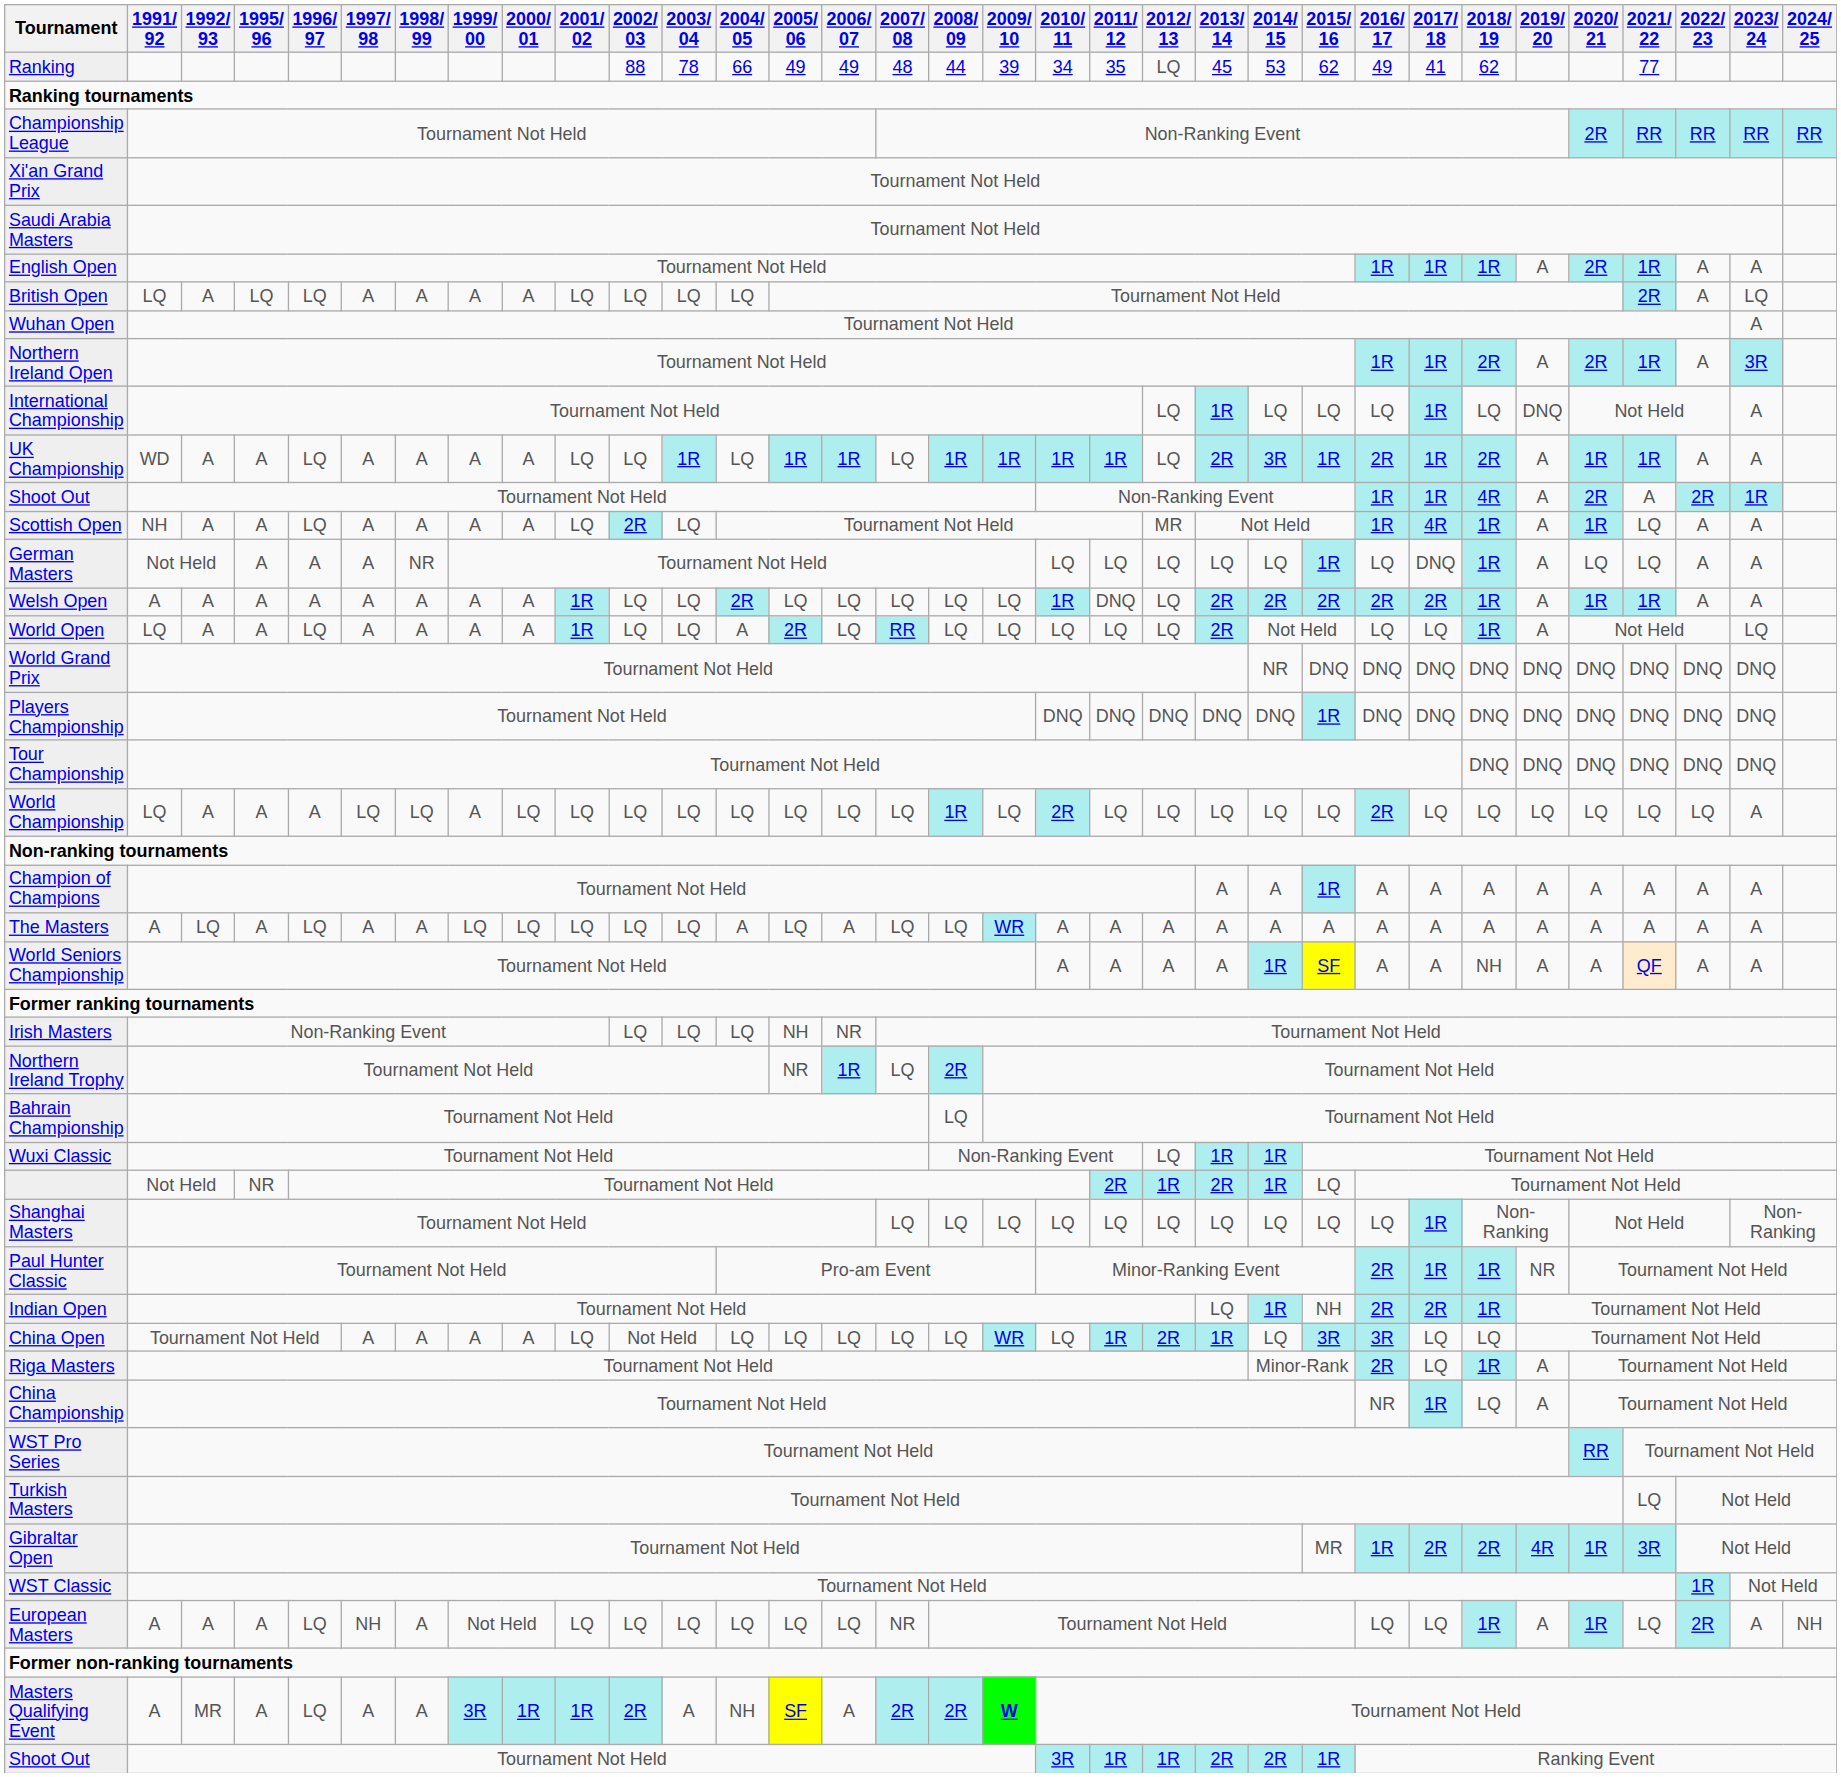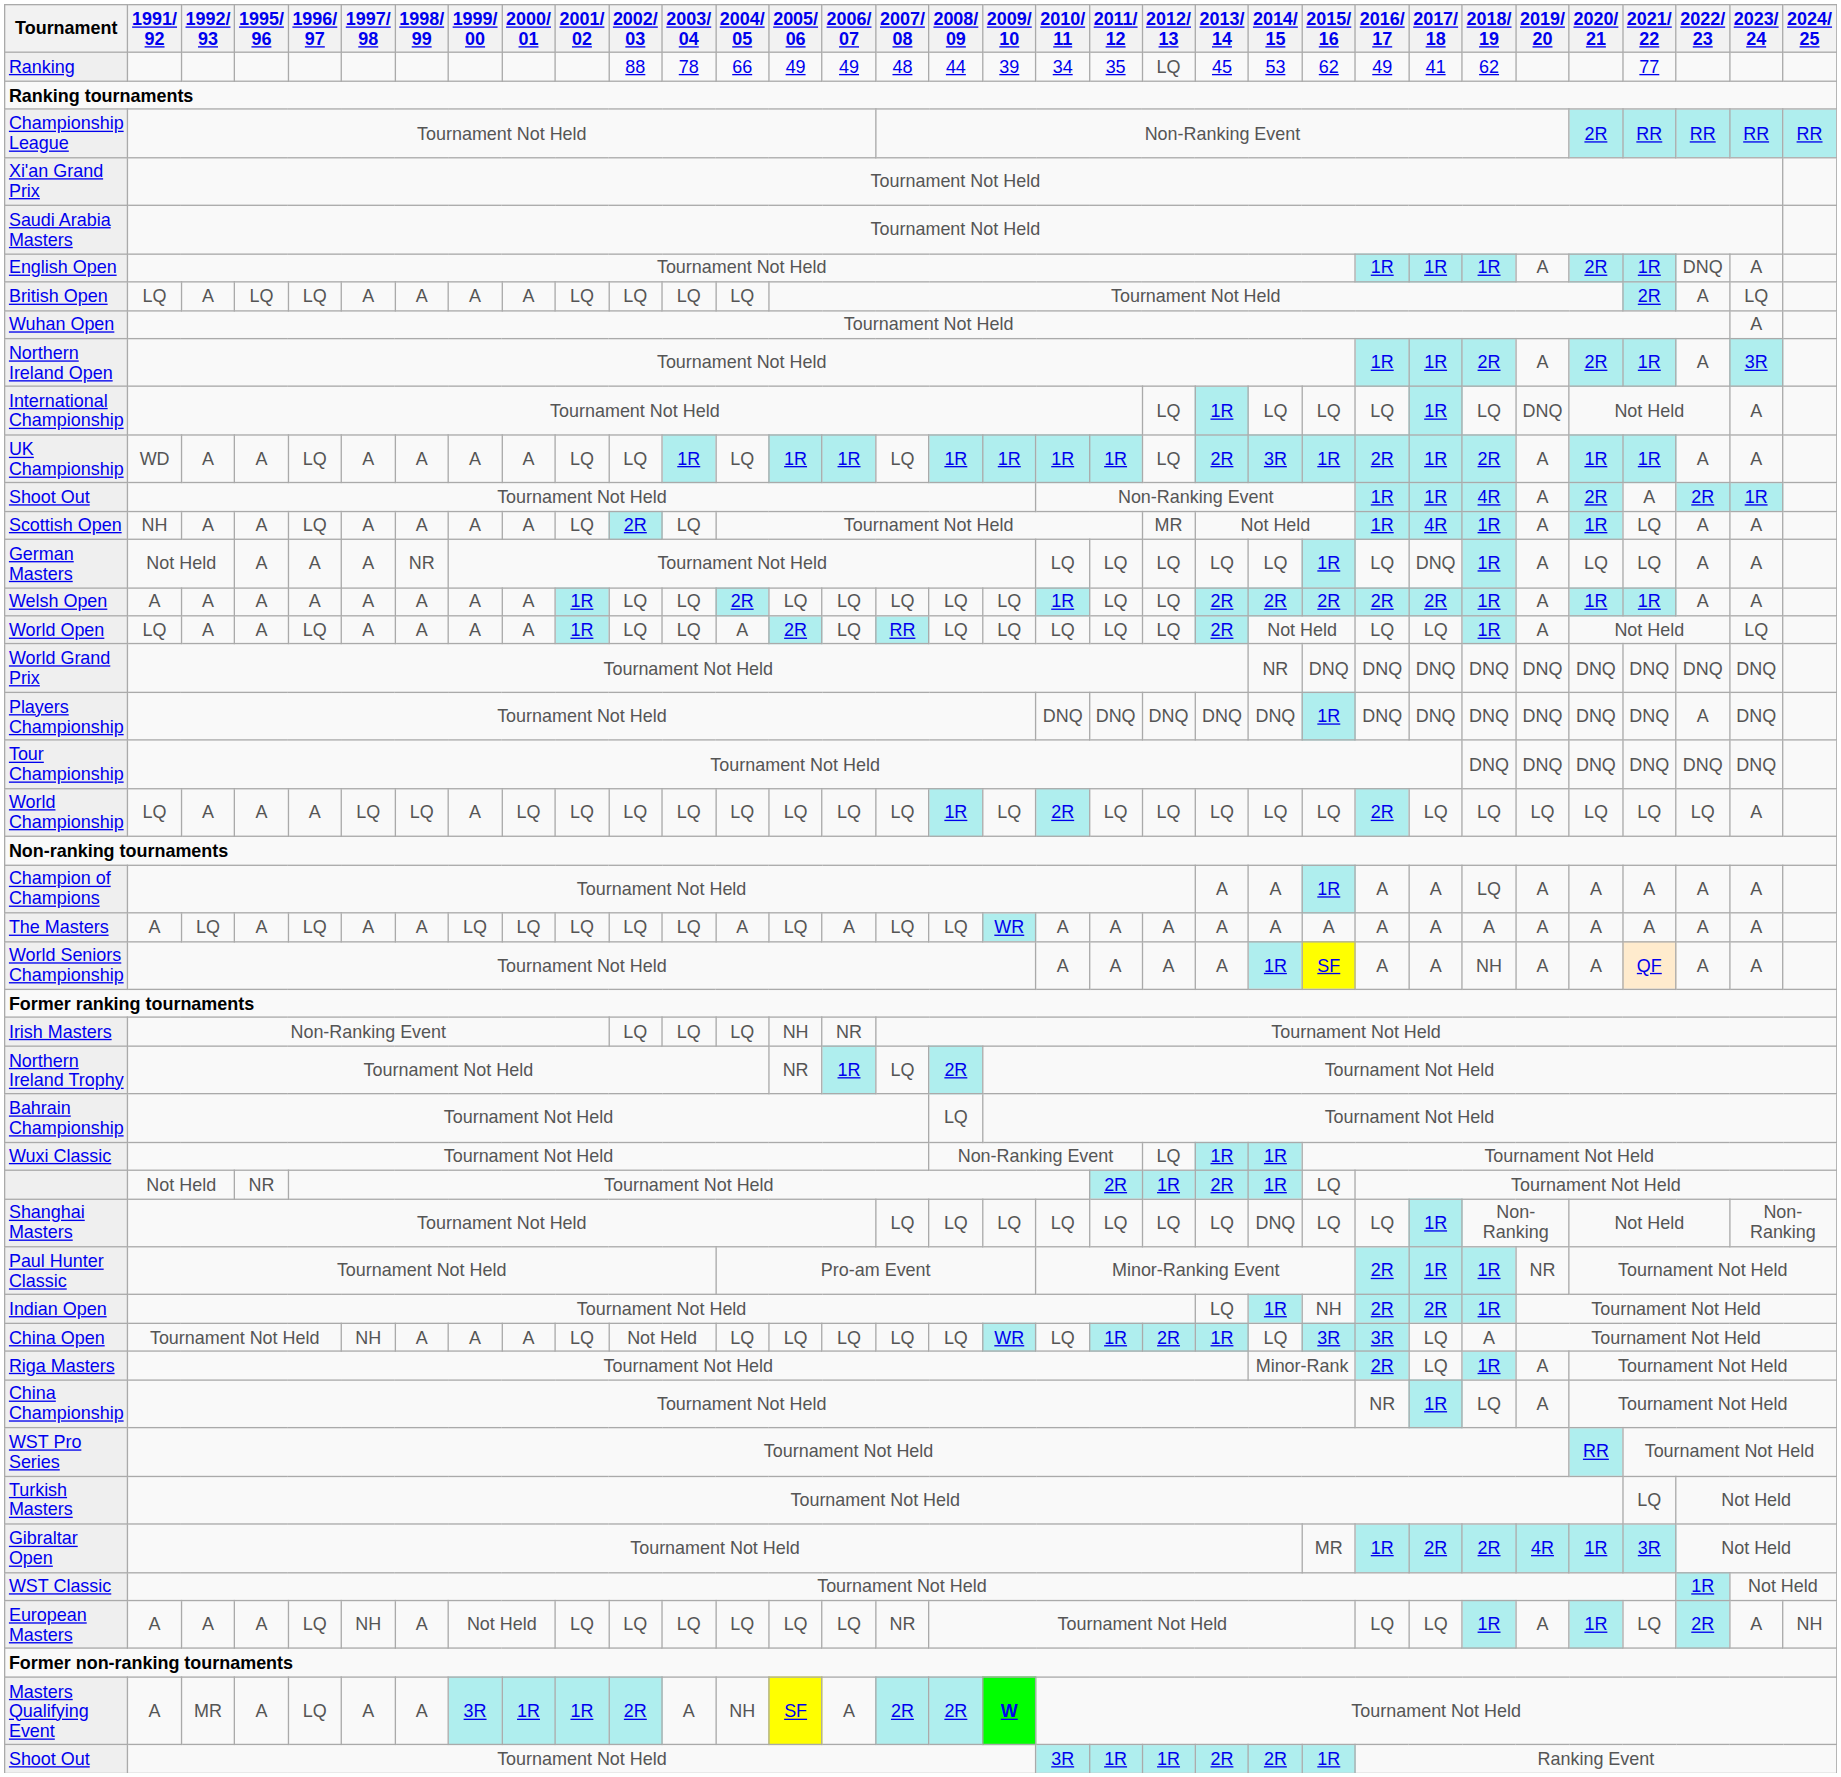(1703, 267) A -> (1703, 267) DNQ
(1116, 601) DNQ -> (1116, 601) LQ
(1703, 716) DNQ -> (1703, 716) A
(1489, 888) A -> (1489, 888) LQ
(1275, 1222) LQ -> (1275, 1222) DNQ
(368, 1337) A -> (368, 1337) NH
(1489, 1337) LQ -> (1489, 1337) A
